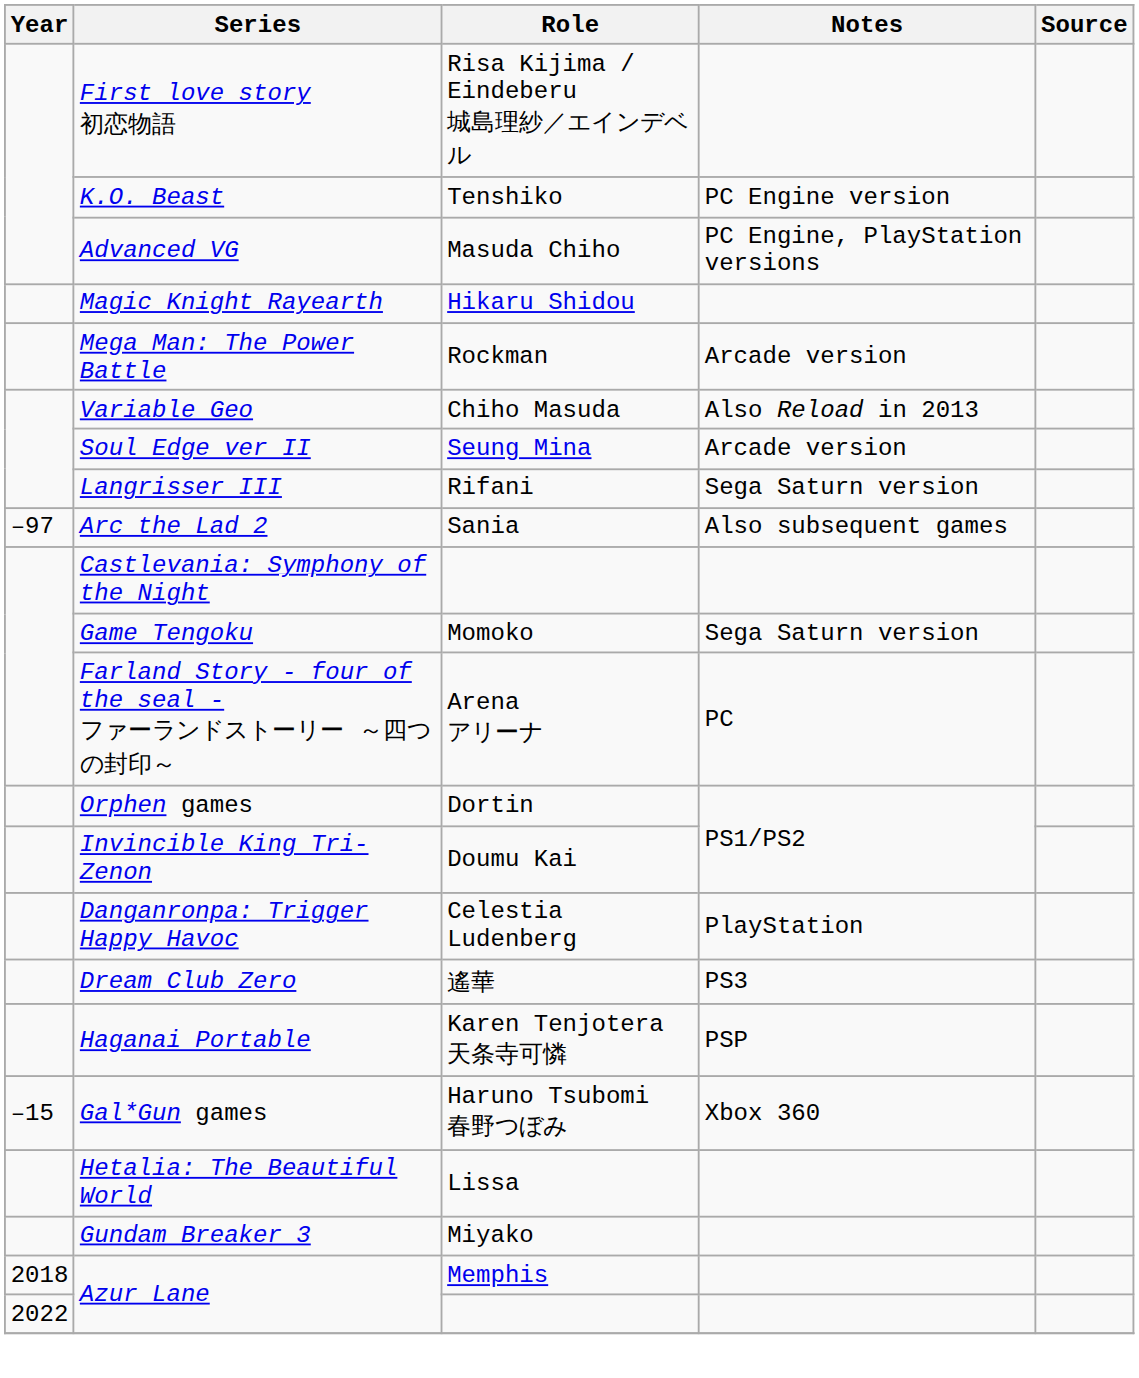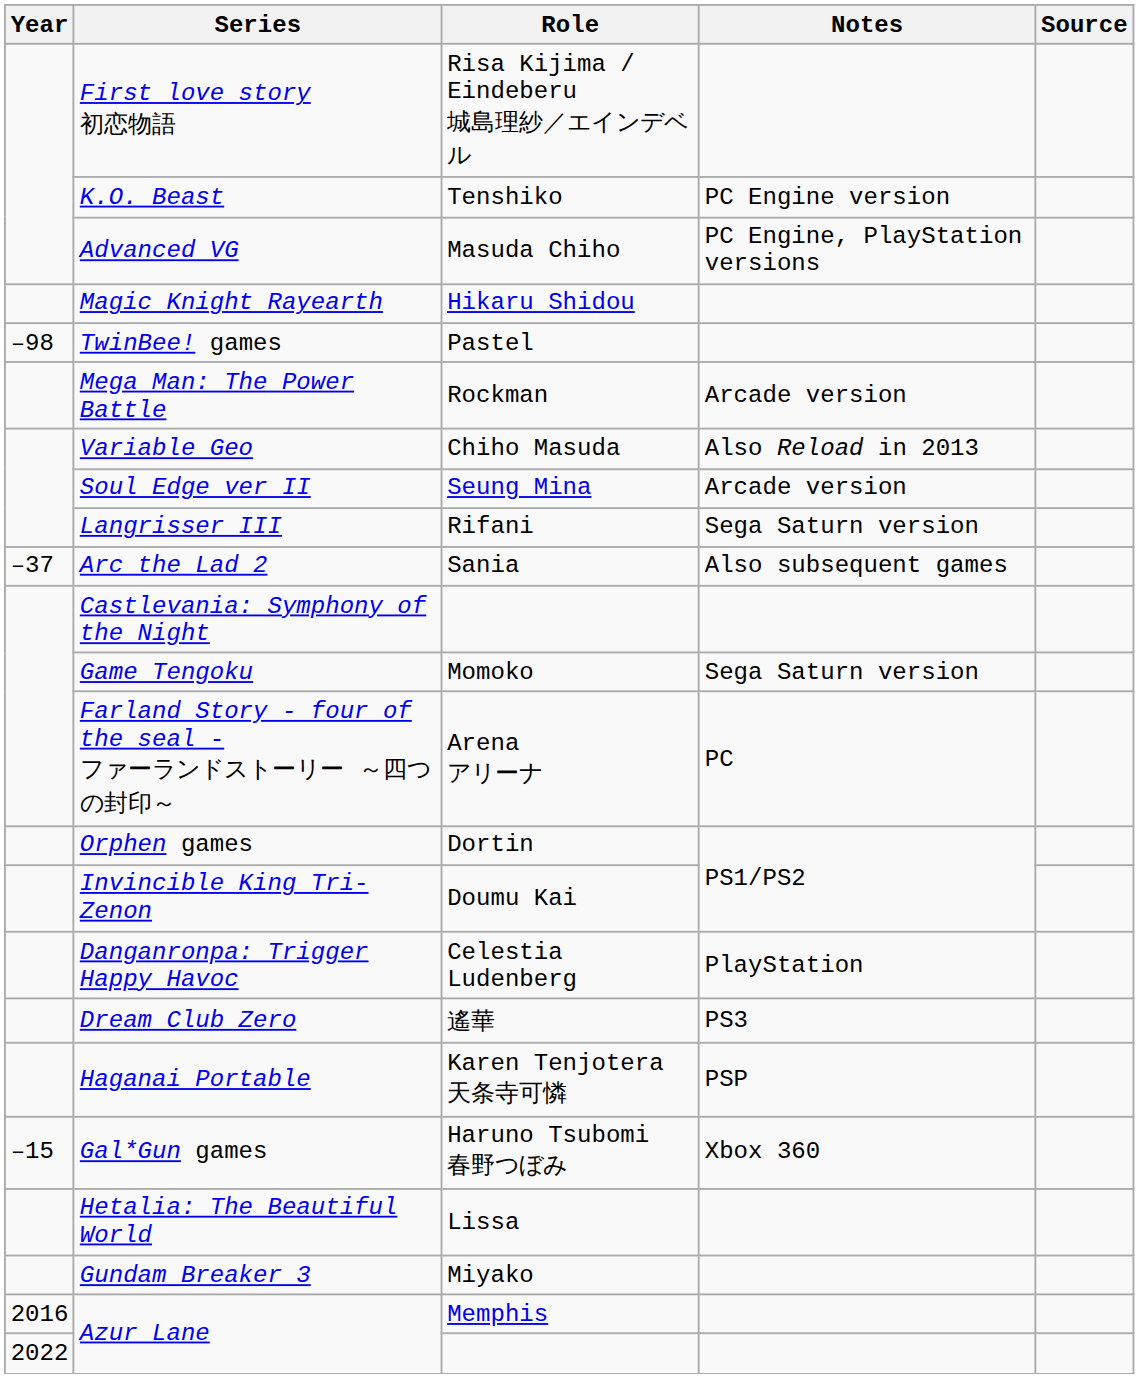+ row: (181, 343)
(32, 527) –97 -> (32, 566) –37
(40, 1275) 2018 -> (40, 1314) 2016
